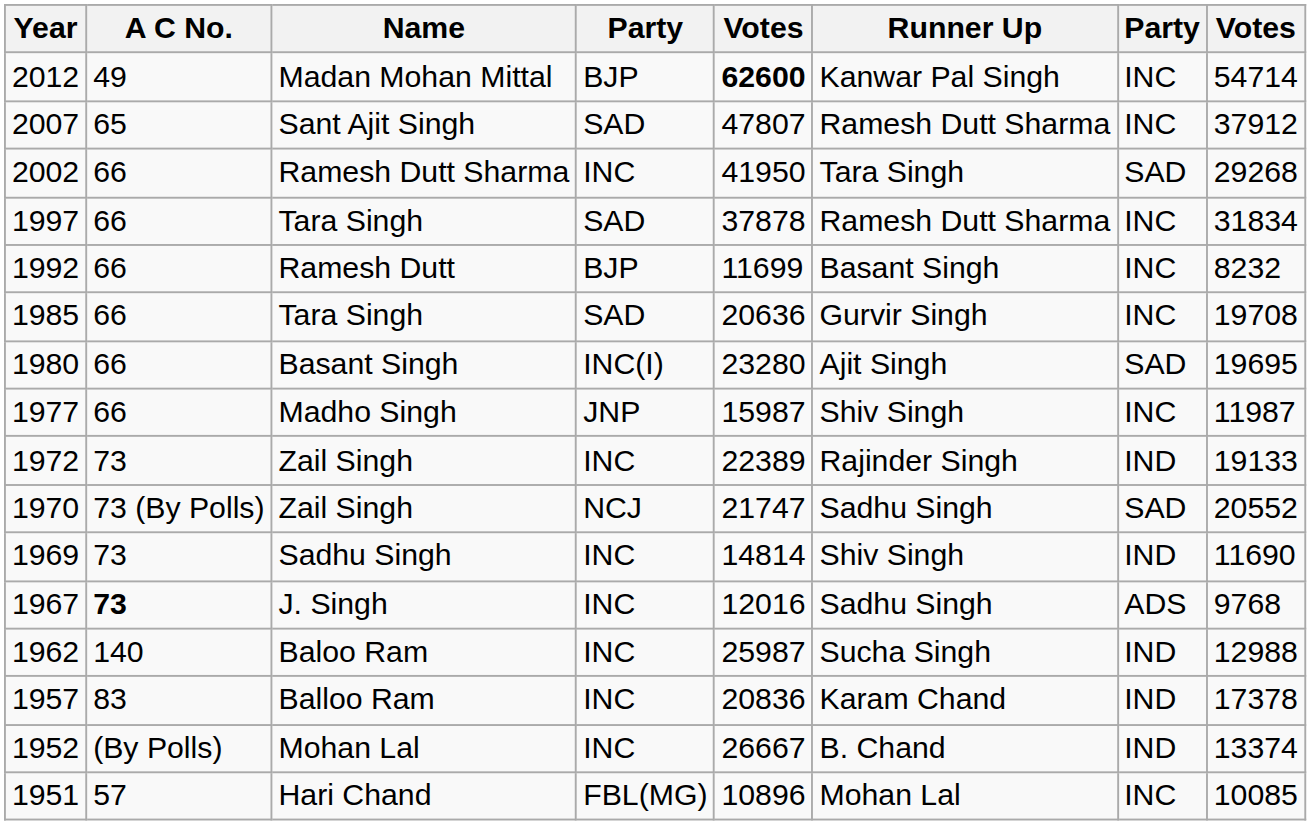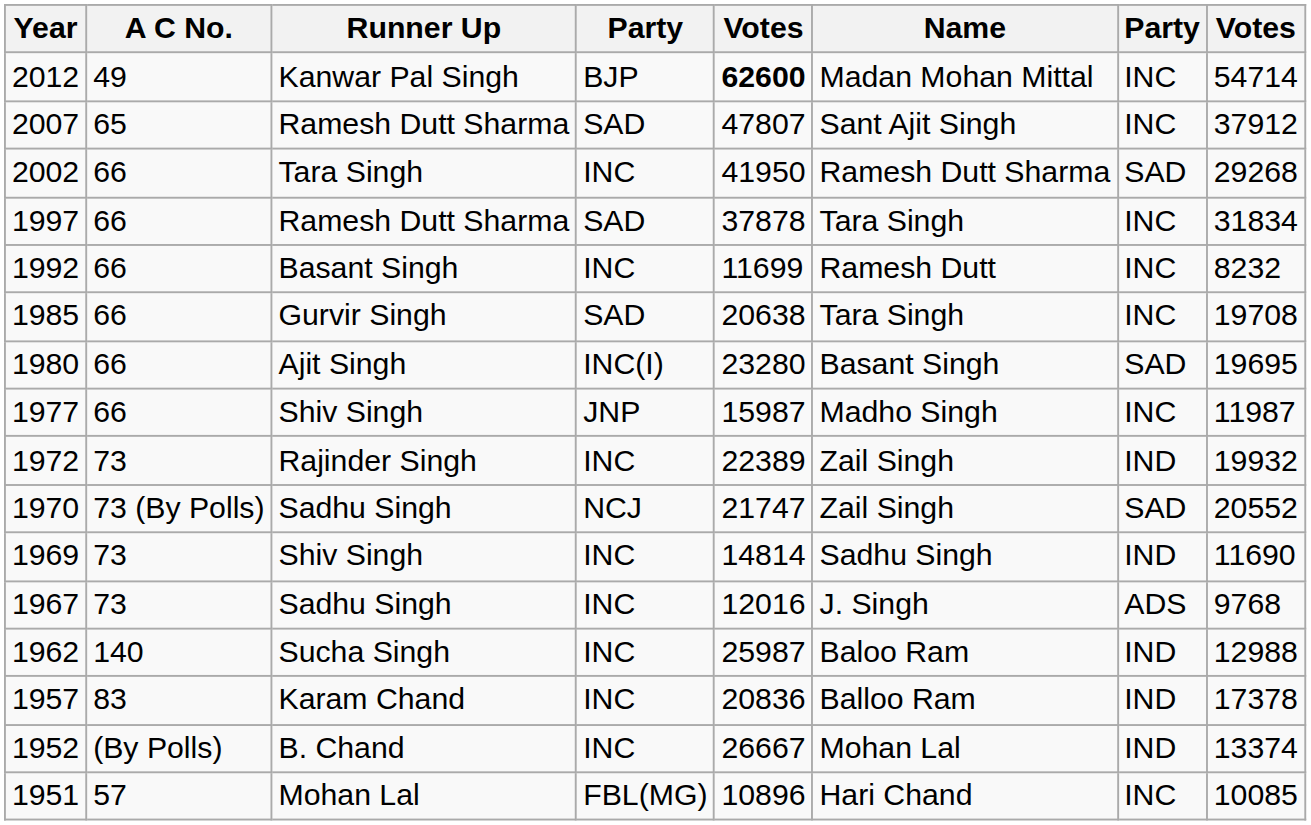columns swapped: (424, 28) <-> (965, 28)
(611, 268) BJP -> (609, 268) INC
(764, 316) 20636 -> (764, 316) 20638
(1256, 460) 19133 -> (1256, 460) 19932
(110, 603) bold -> (110, 603) normal
